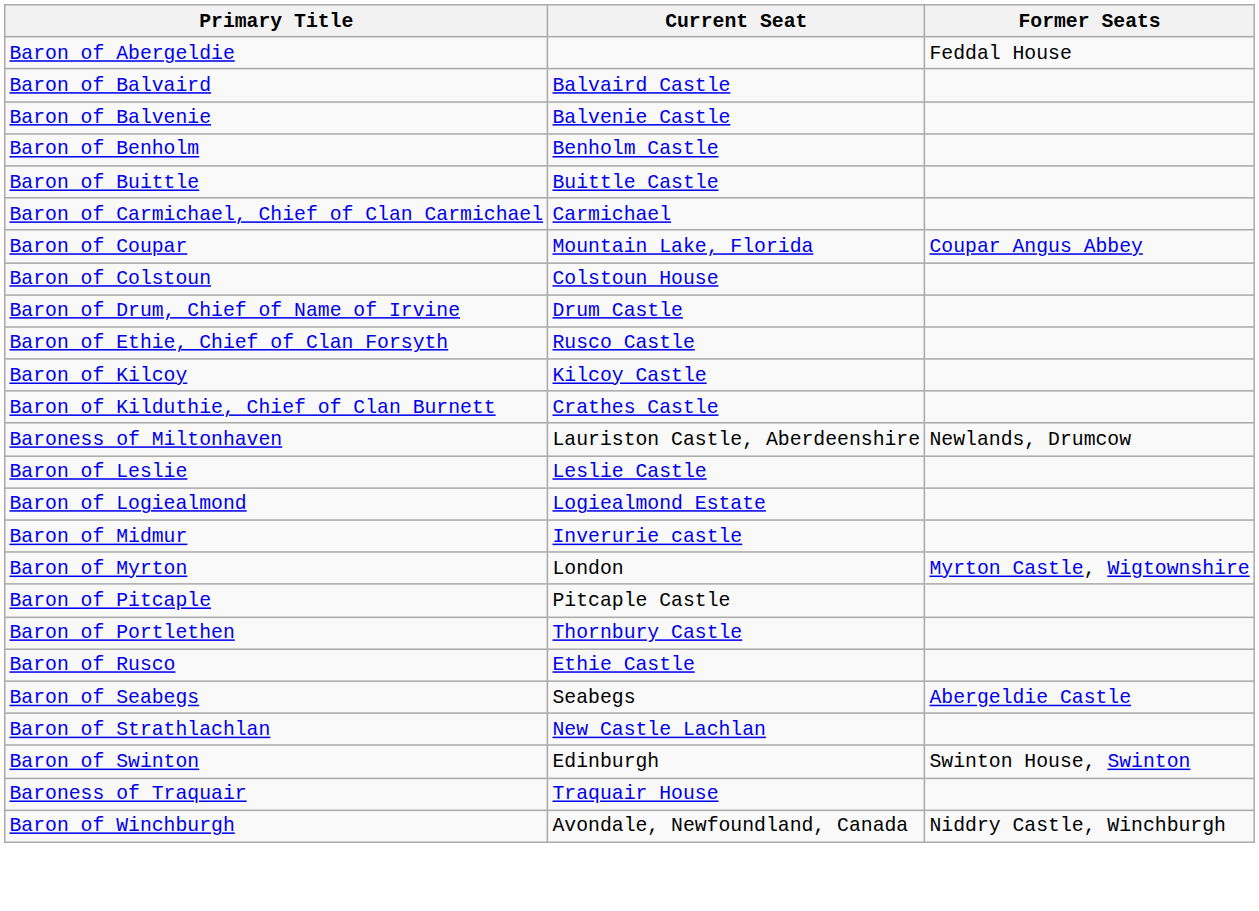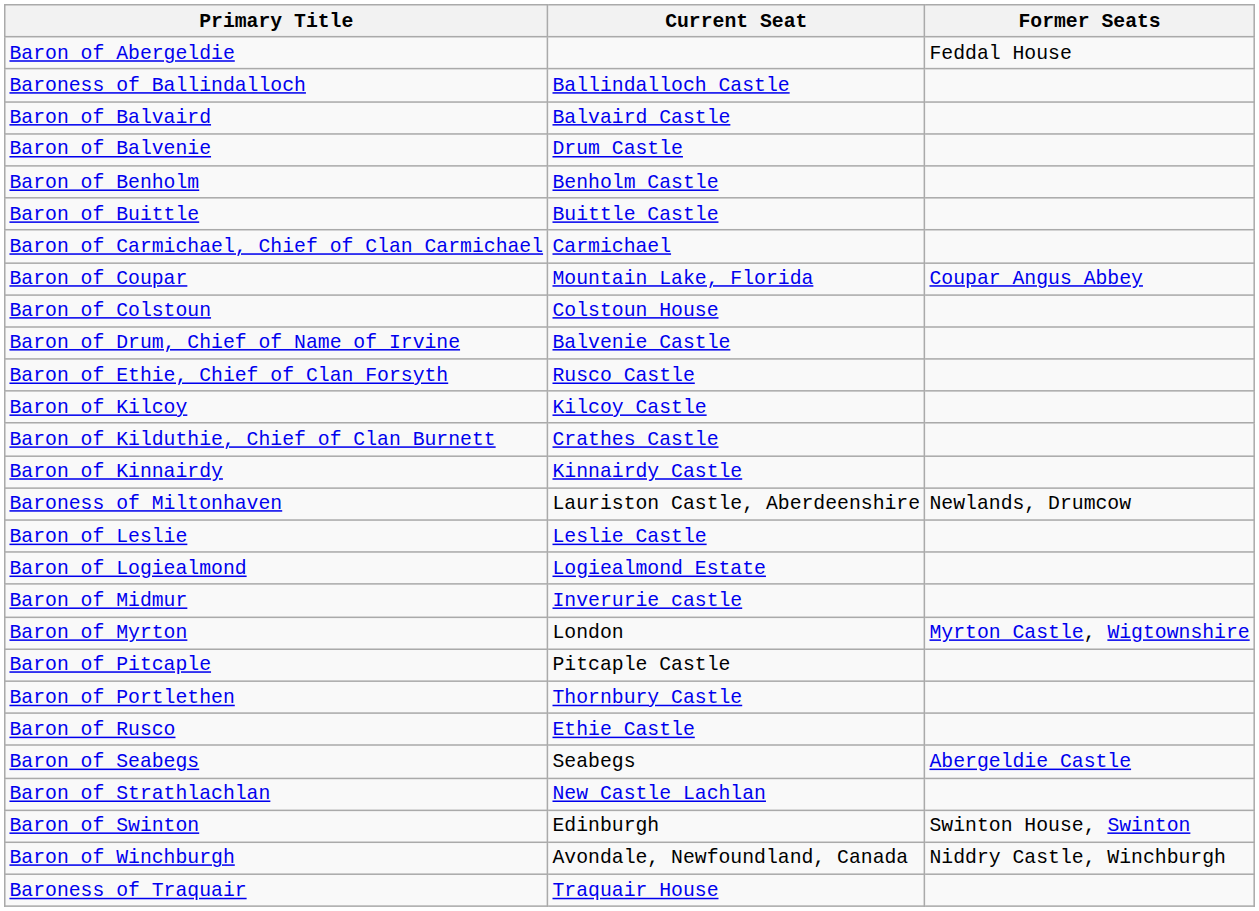+ row: (158, 85)
(641, 117) Balvenie Castle -> (618, 150) Drum Castle
(618, 311) Drum Castle -> (641, 343) Balvenie Castle
+ row: (116, 472)
rows swapped: (122, 826) <-> (128, 794)
